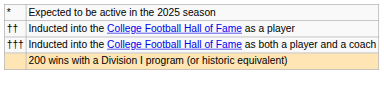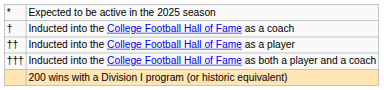+ row: (161, 28)
